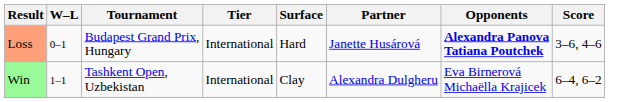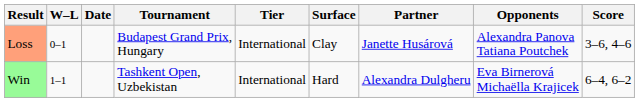+ column: (98, 15)
(293, 43) Hard -> (325, 43) Clay
(497, 43) bold -> (526, 43) normal
(292, 79) Clay -> (325, 79) Hard
